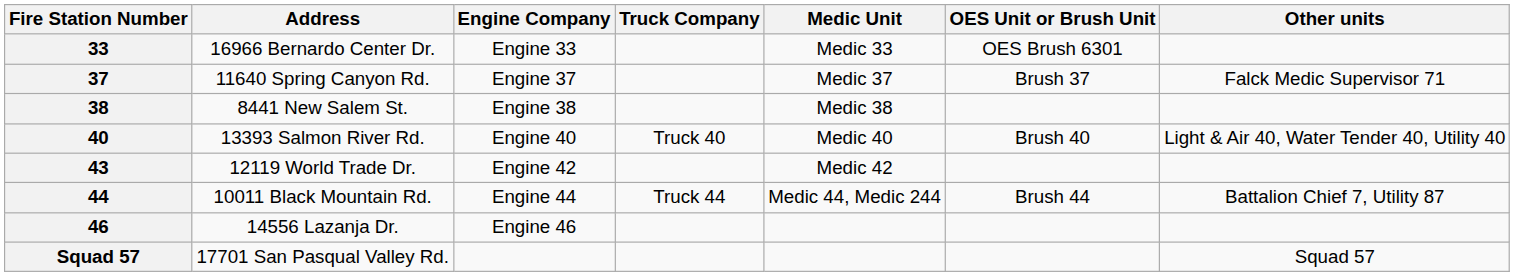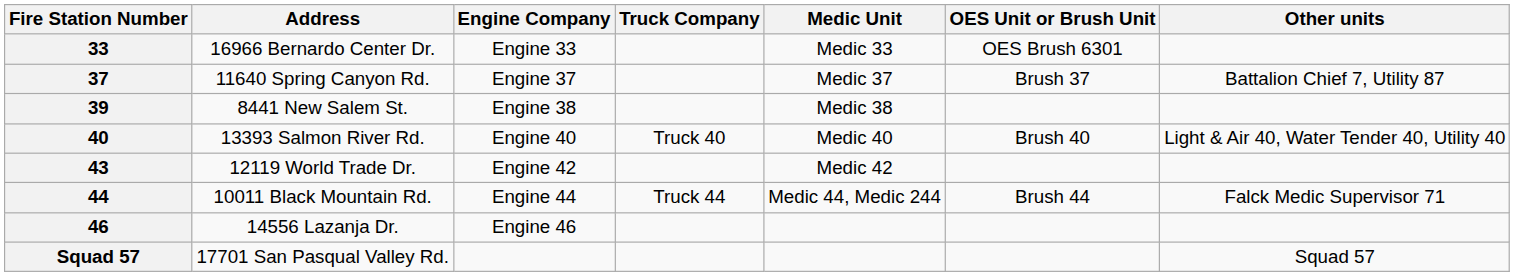(1335, 78) Falck Medic Supervisor 71 -> (1335, 78) Battalion Chief 7, Utility 87
(98, 108) 38 -> (98, 108) 39
(1335, 197) Battalion Chief 7, Utility 87 -> (1335, 197) Falck Medic Supervisor 71
